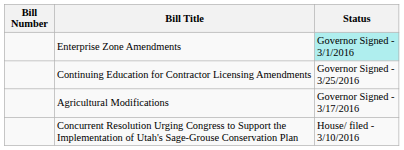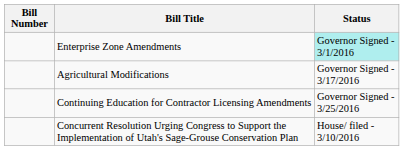rows swapped: (184, 74) <-> (113, 103)
